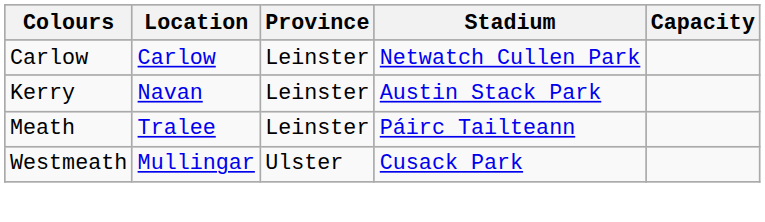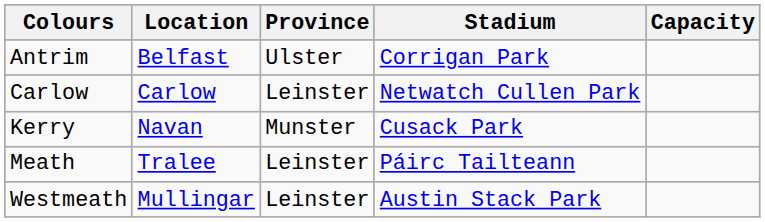+ row: (49, 58)
(317, 93) Leinster -> (311, 129) Munster
(491, 93) Austin Stack Park -> (451, 129) Cusack Park
(304, 164) Ulster -> (317, 199) Leinster
(451, 164) Cusack Park -> (491, 199) Austin Stack Park
